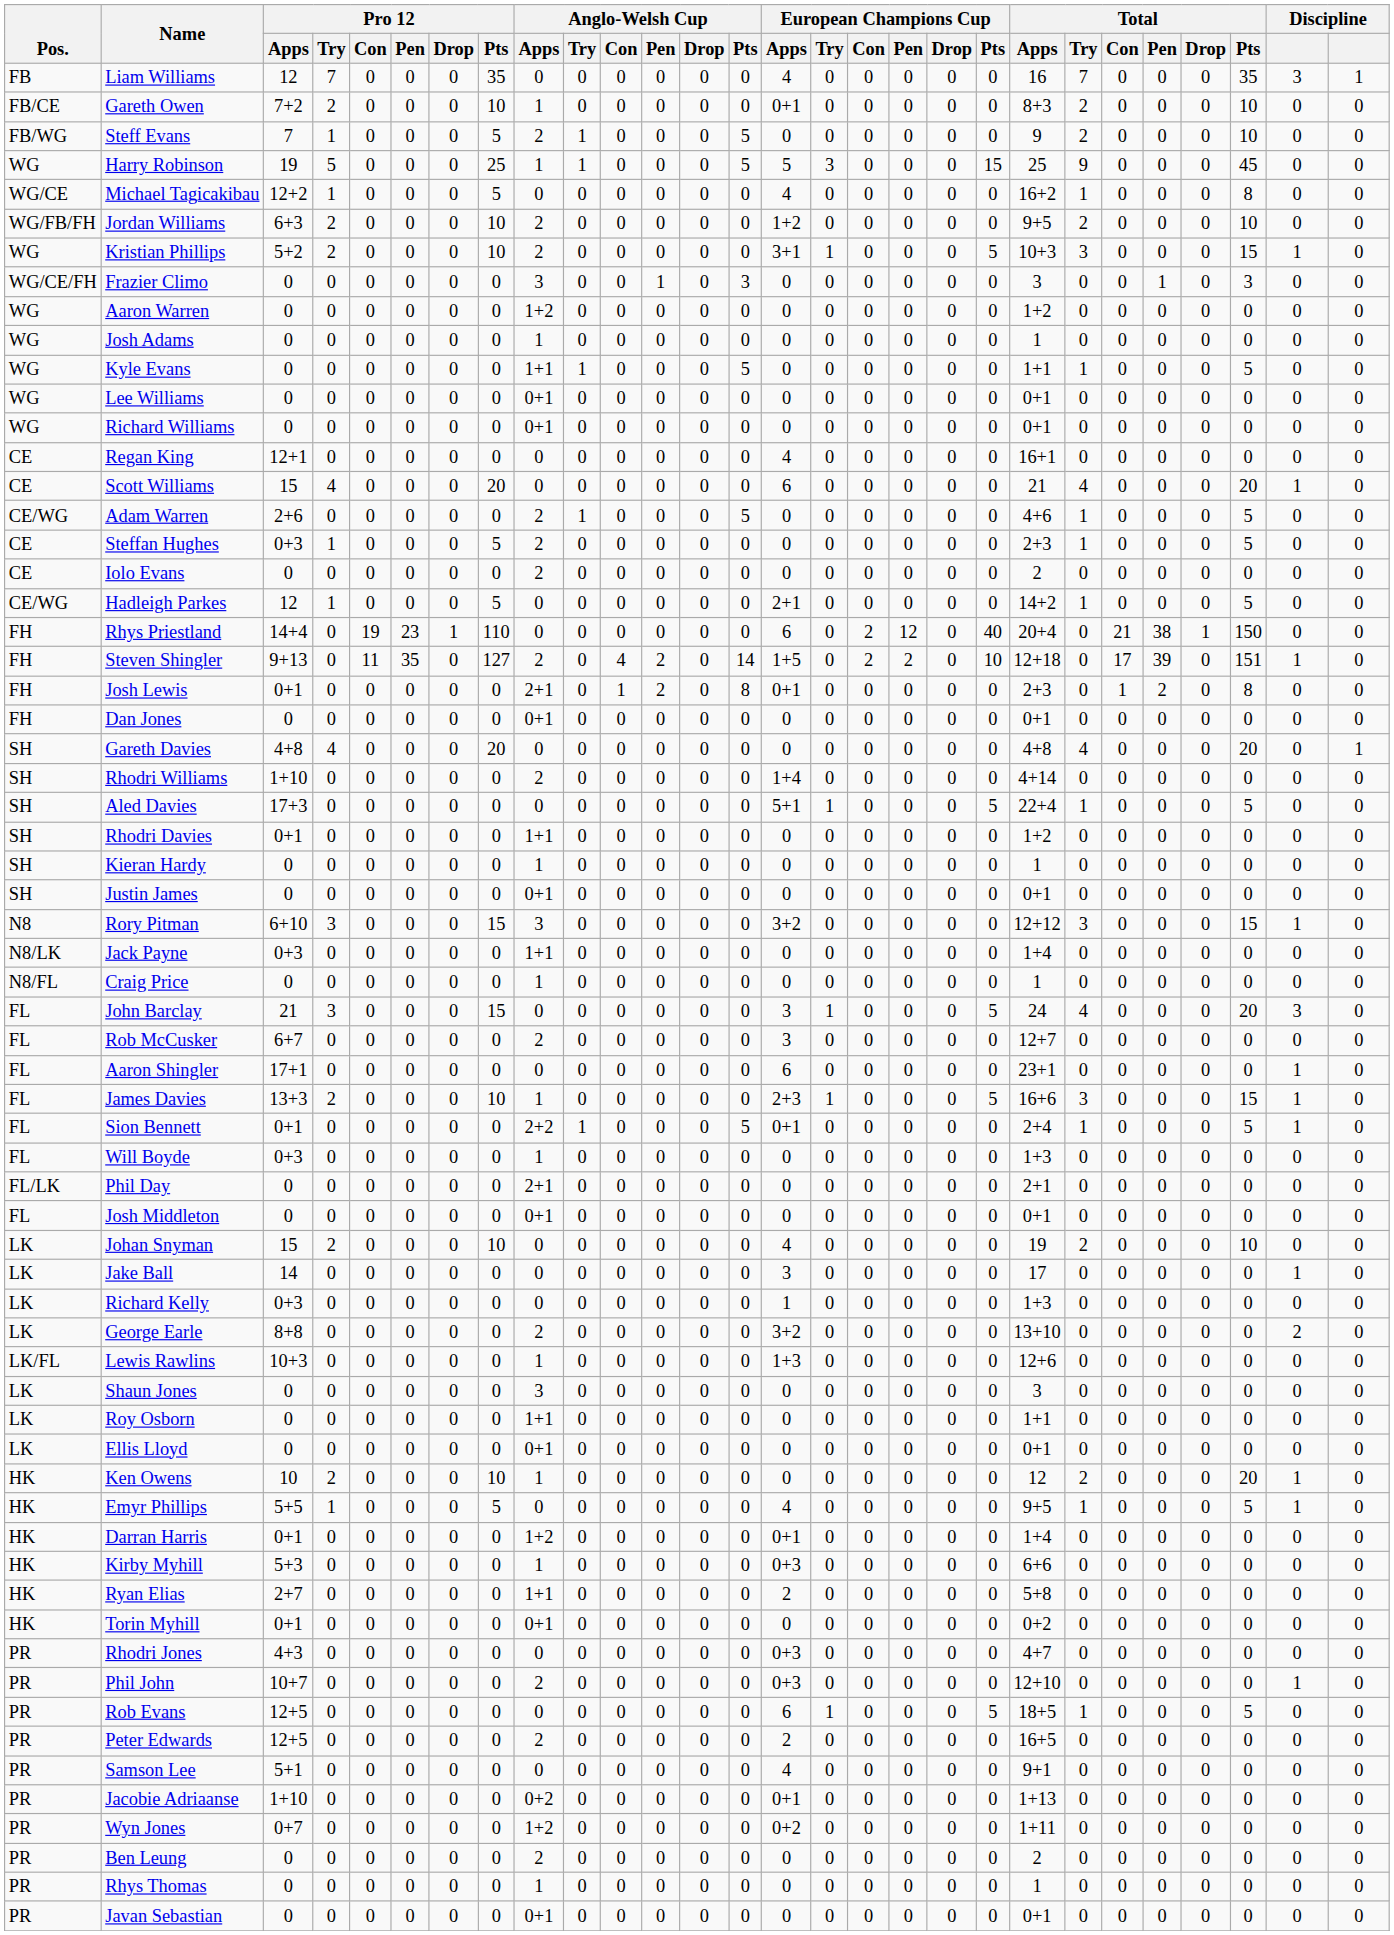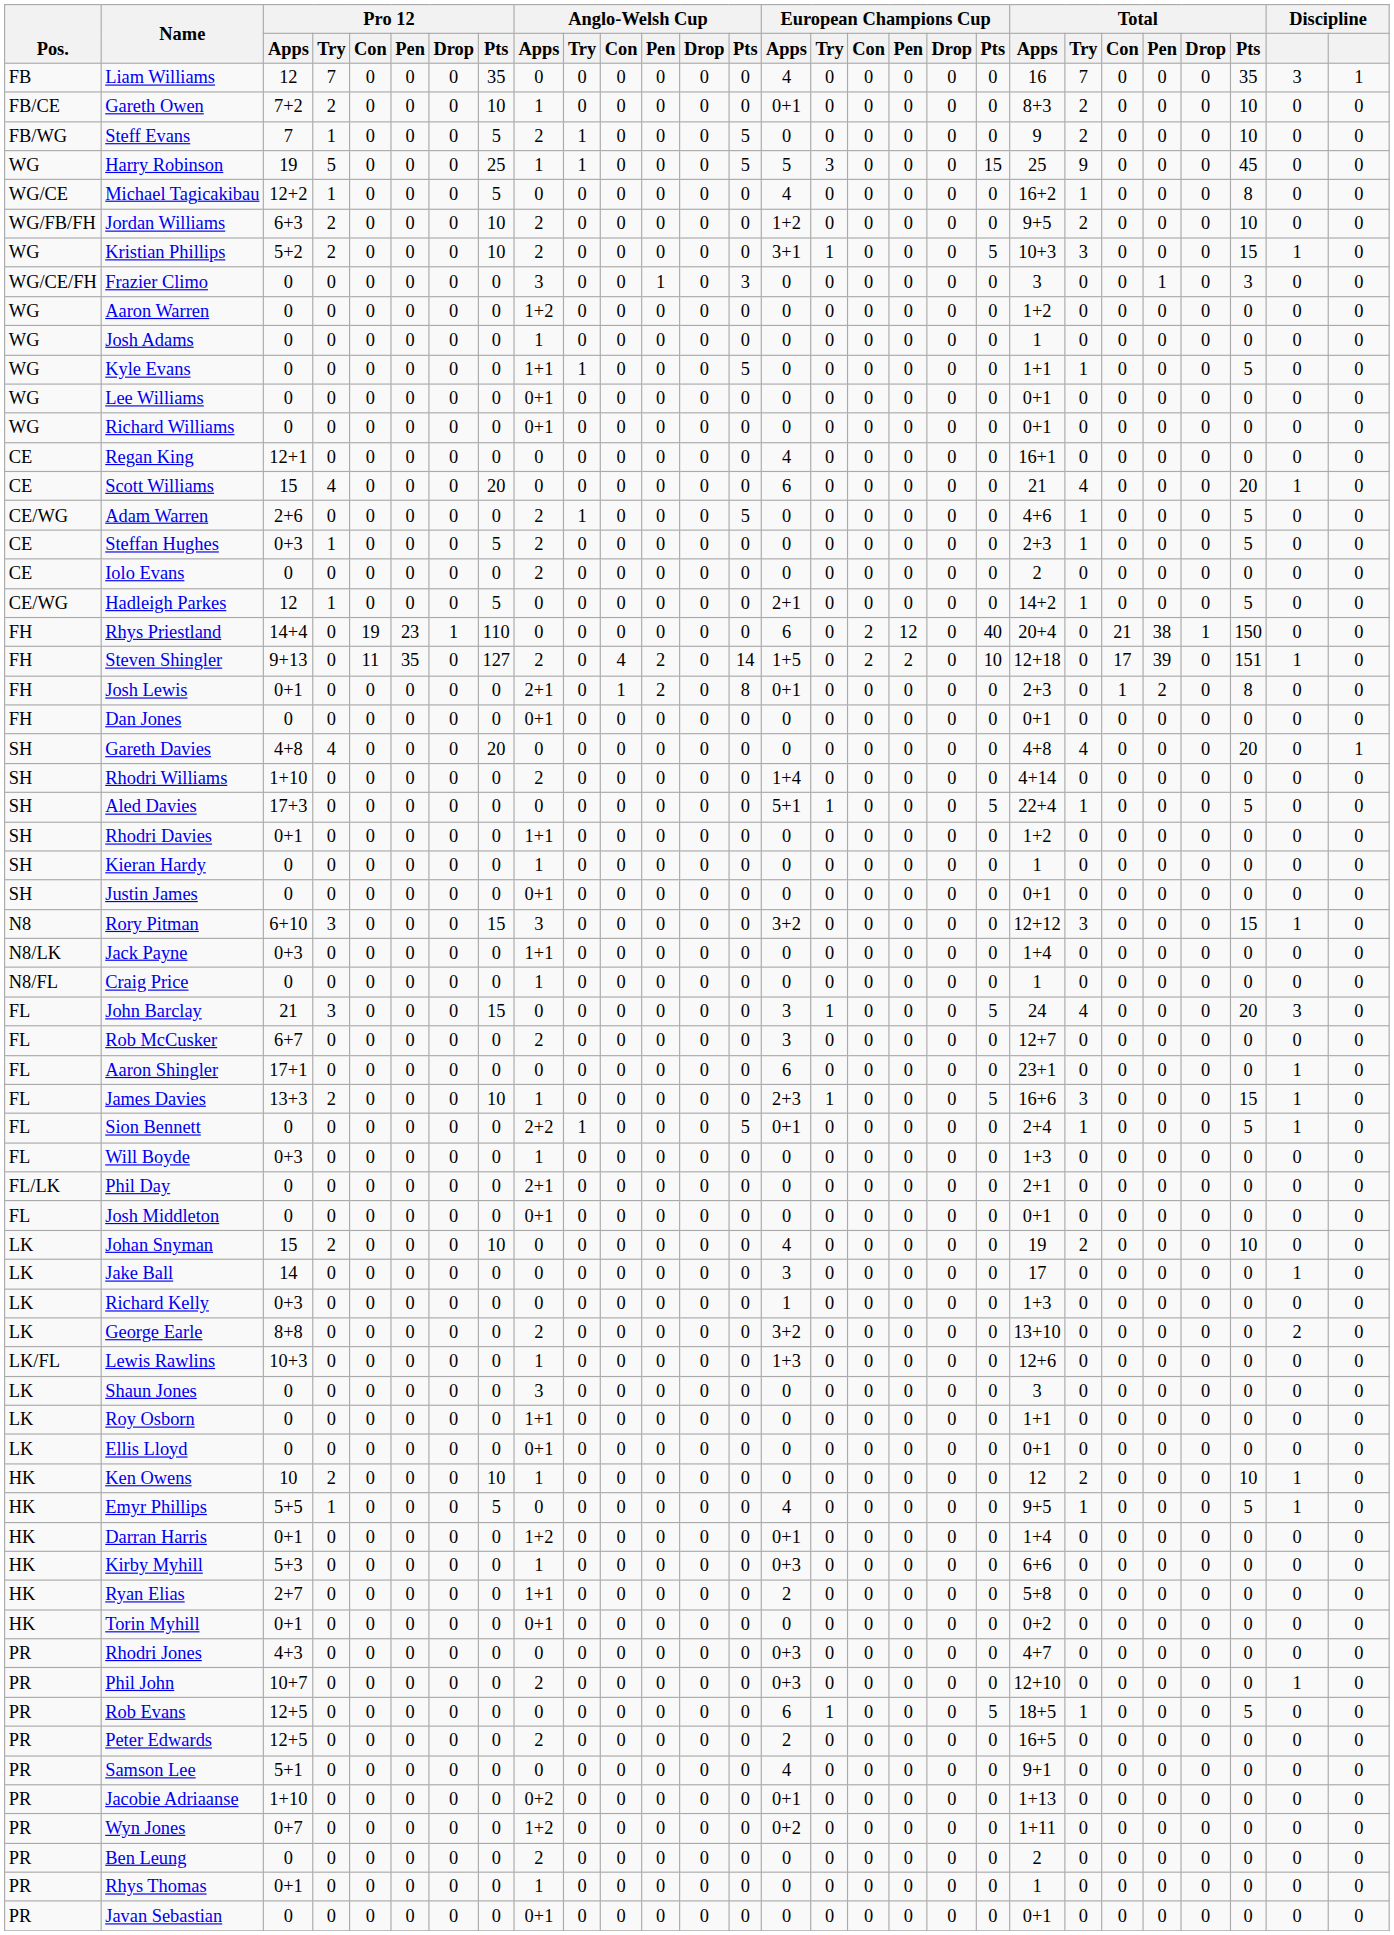(288, 1127) 0+1 -> (288, 1127) 0
(1248, 1478) 20 -> (1248, 1478) 10
(288, 1886) 0 -> (288, 1886) 0+1
